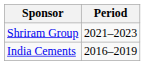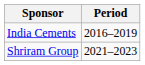rows swapped: (41, 51) <-> (43, 32)
